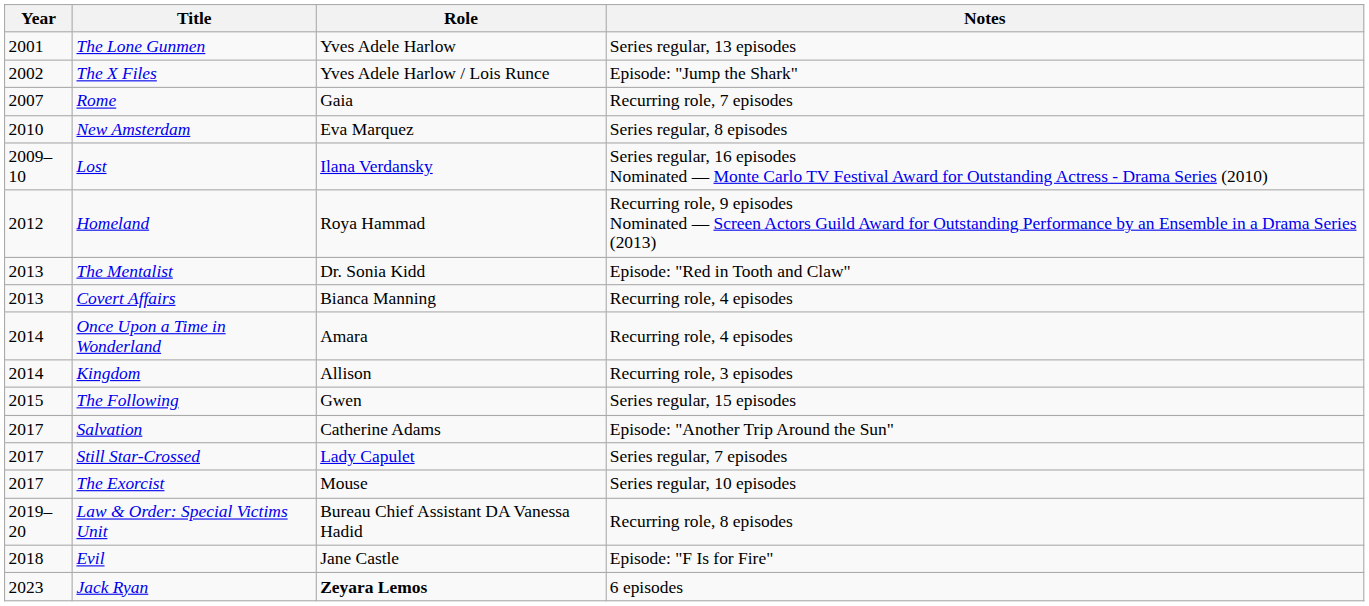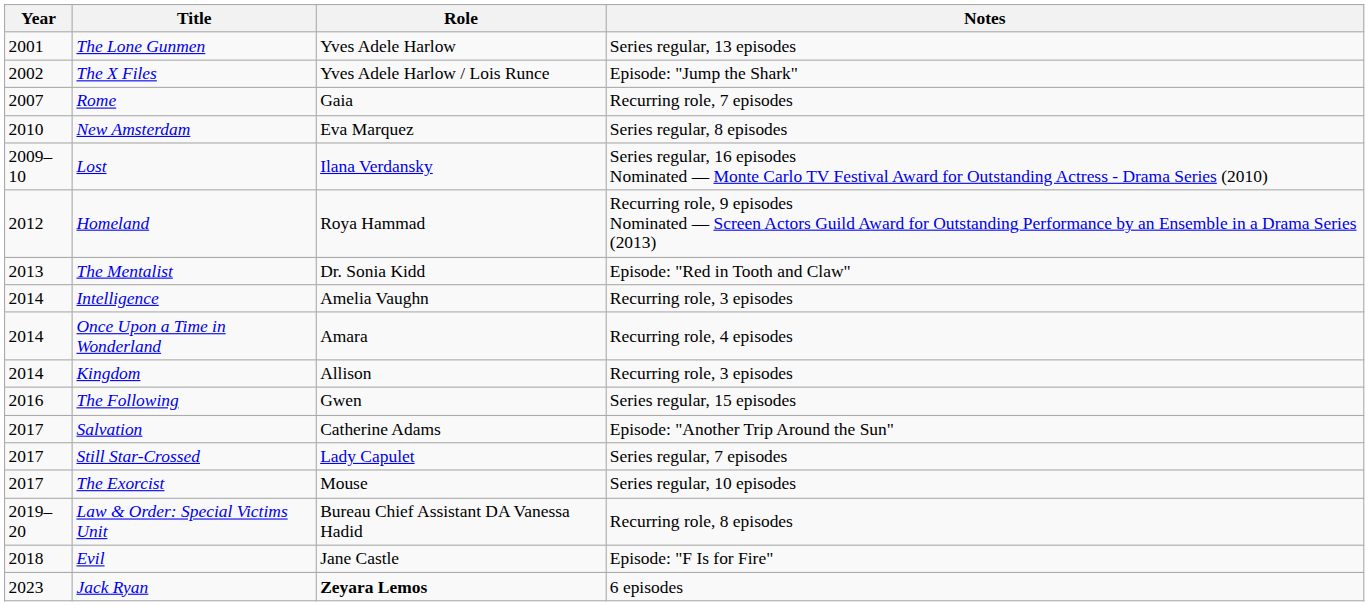- row: (126, 298)
+ row: (118, 298)
(26, 401) 2015 -> (26, 401) 2016
